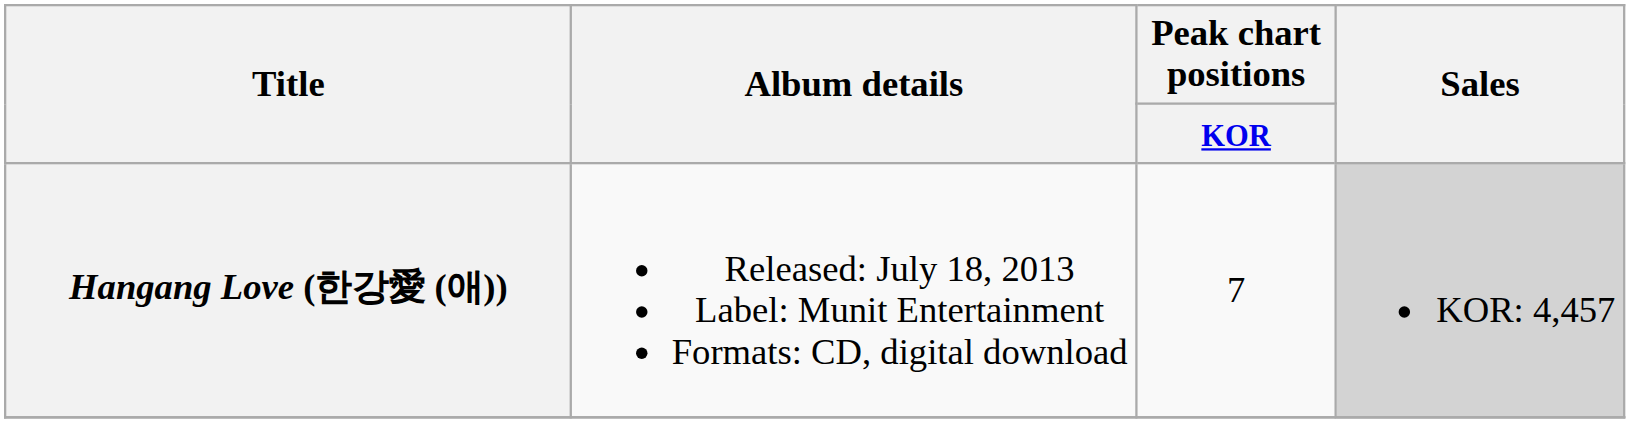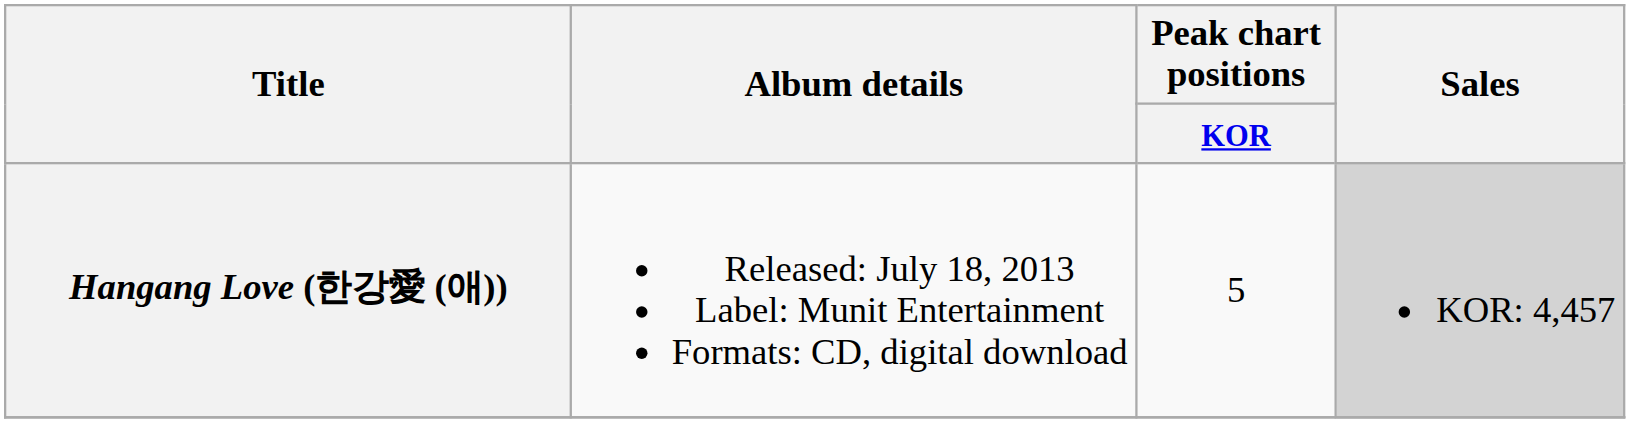(1236, 289) 7 -> (1236, 289) 5
